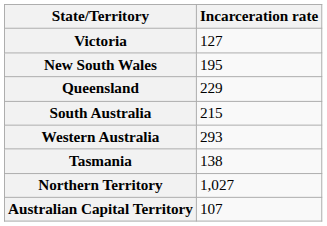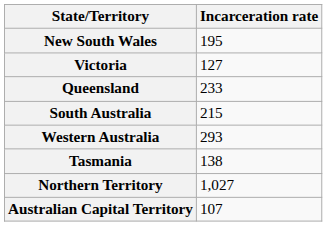rows swapped: (100, 64) <-> (100, 40)
(211, 88) 229 -> (211, 88) 233
